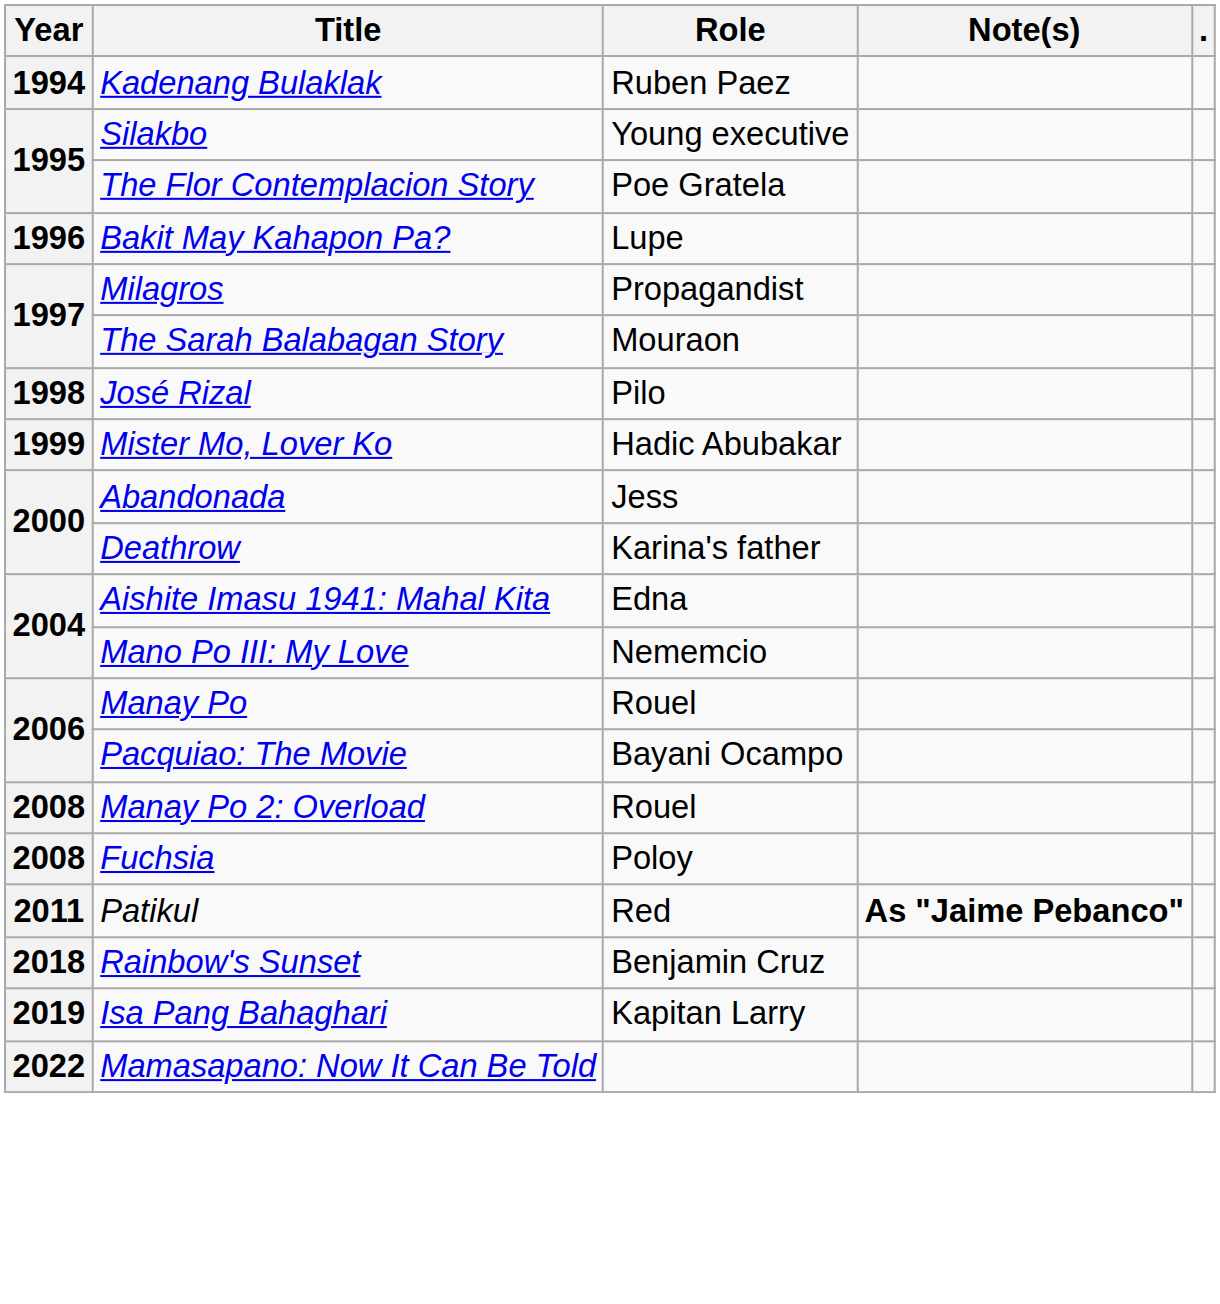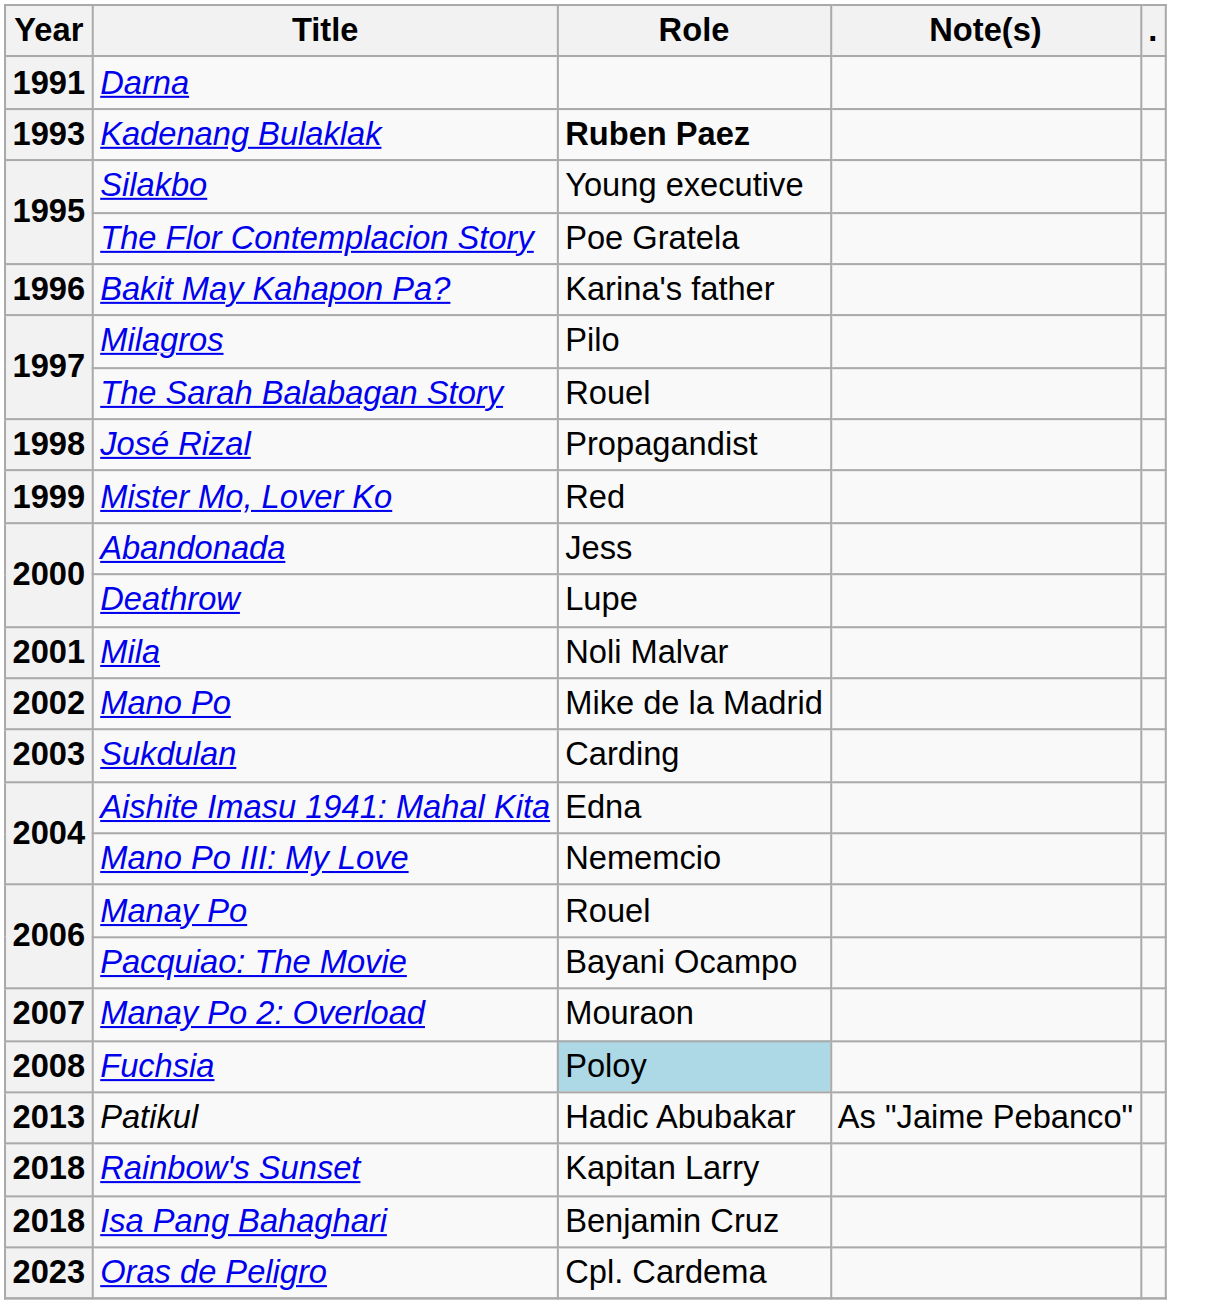+ row: (145, 82)
(49, 82) 1994 -> (49, 133) 1993
(701, 82) normal -> (658, 133) bold
(647, 237) Lupe -> (670, 289) Karina's father
(707, 289) Propagandist -> (592, 340) Pilo
(676, 340) Mouraon -> (608, 392) Rouel
(638, 392) Pilo -> (661, 444) Propagandist
(726, 444) Hadic Abubakar -> (595, 496) Red
(716, 548) Karina's father -> (601, 599) Lupe
+ row: (130, 651)
+ row: (166, 703)
+ row: (168, 755)
(49, 806) 2008 -> (49, 1013) 2007
(654, 806) Rouel -> (630, 1013) Mouraon
(652, 858) no background -> (606, 1065) lightblue background
(49, 910) 2011 -> (49, 1117) 2013
(641, 910) Red -> (680, 1117) Hadic Abubakar
(1024, 910) bold -> (986, 1117) normal
(718, 962) Benjamin Cruz -> (662, 1169) Kapitan Larry
(49, 1013) 2019 -> (49, 1220) 2018
(708, 1013) Kapitan Larry -> (672, 1220) Benjamin Cruz
- row: (348, 1065)
+ row: (214, 1272)
